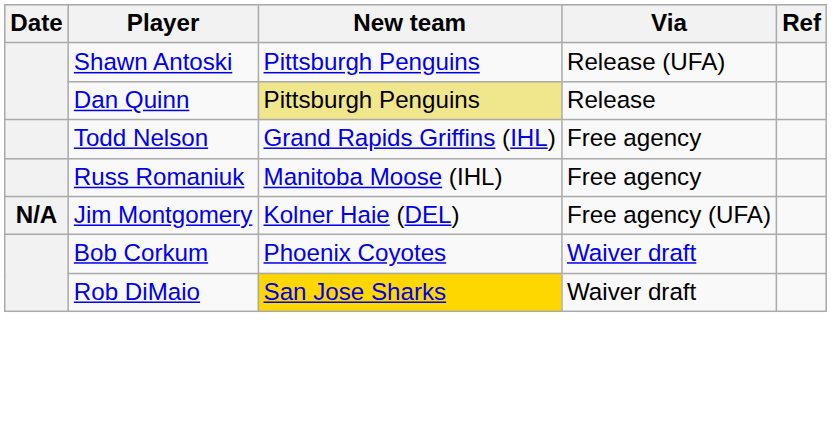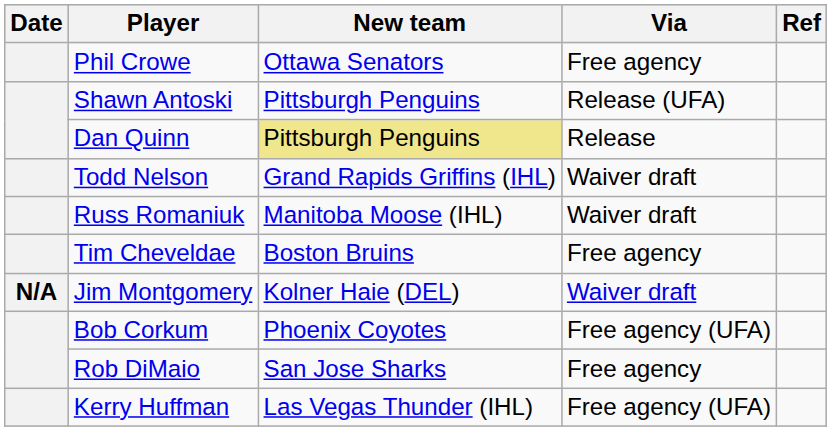+ row: (132, 61)
(634, 138) Free agency -> (632, 176) Waiver draft
(634, 176) Free agency -> (632, 215) Waiver draft
+ row: (155, 253)
(669, 215) Free agency (UFA) -> (632, 291) Waiver draft
(632, 253) Waiver draft -> (669, 330) Free agency (UFA)
(355, 291) gold background -> (355, 368) no background
(632, 291) Waiver draft -> (634, 368) Free agency
+ row: (151, 406)
